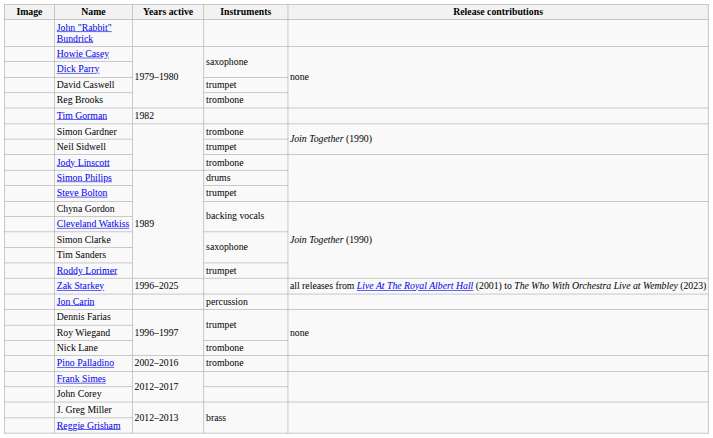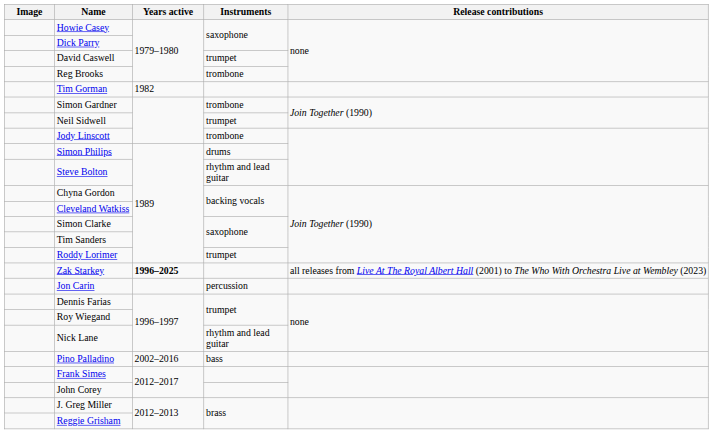- row: (84, 33)
(221, 193) trumpet -> (238, 172) rhythm and lead guitar
(156, 286) normal -> (156, 270) bold
(225, 348) trombone -> (238, 338) rhythm and lead guitar
(225, 363) trombone -> (215, 359) bass
